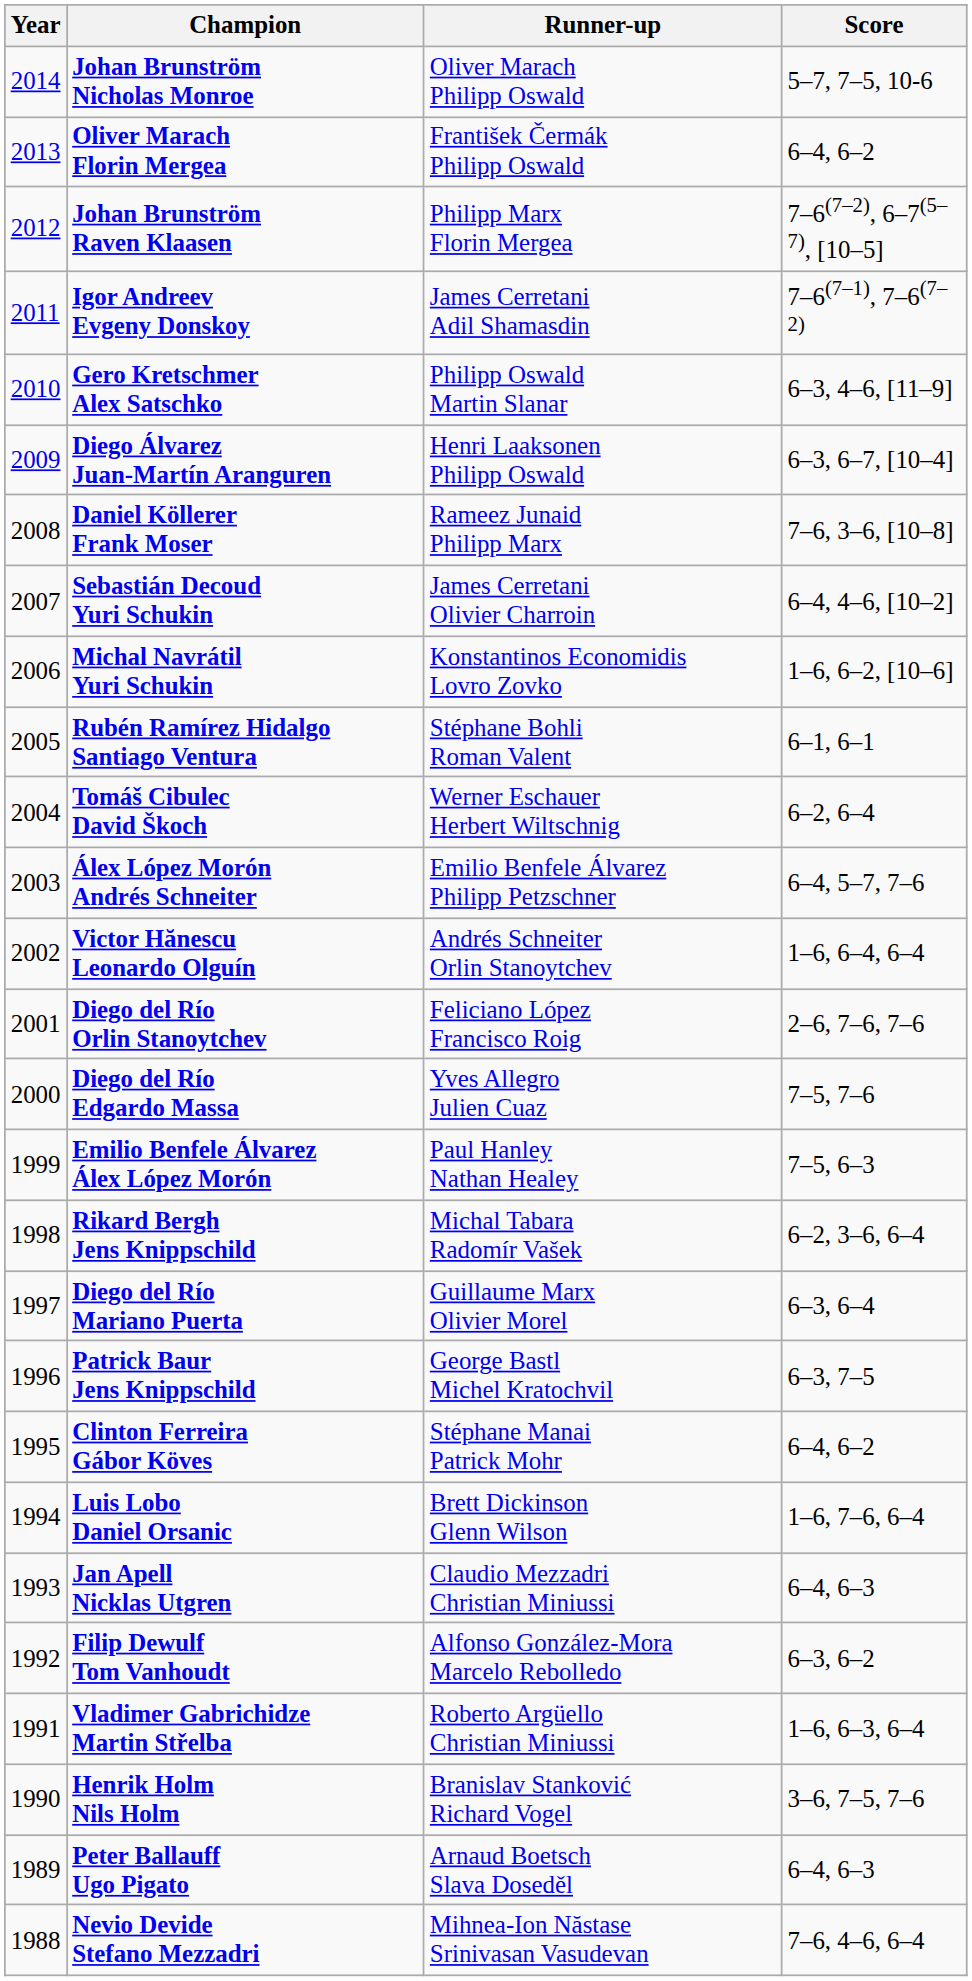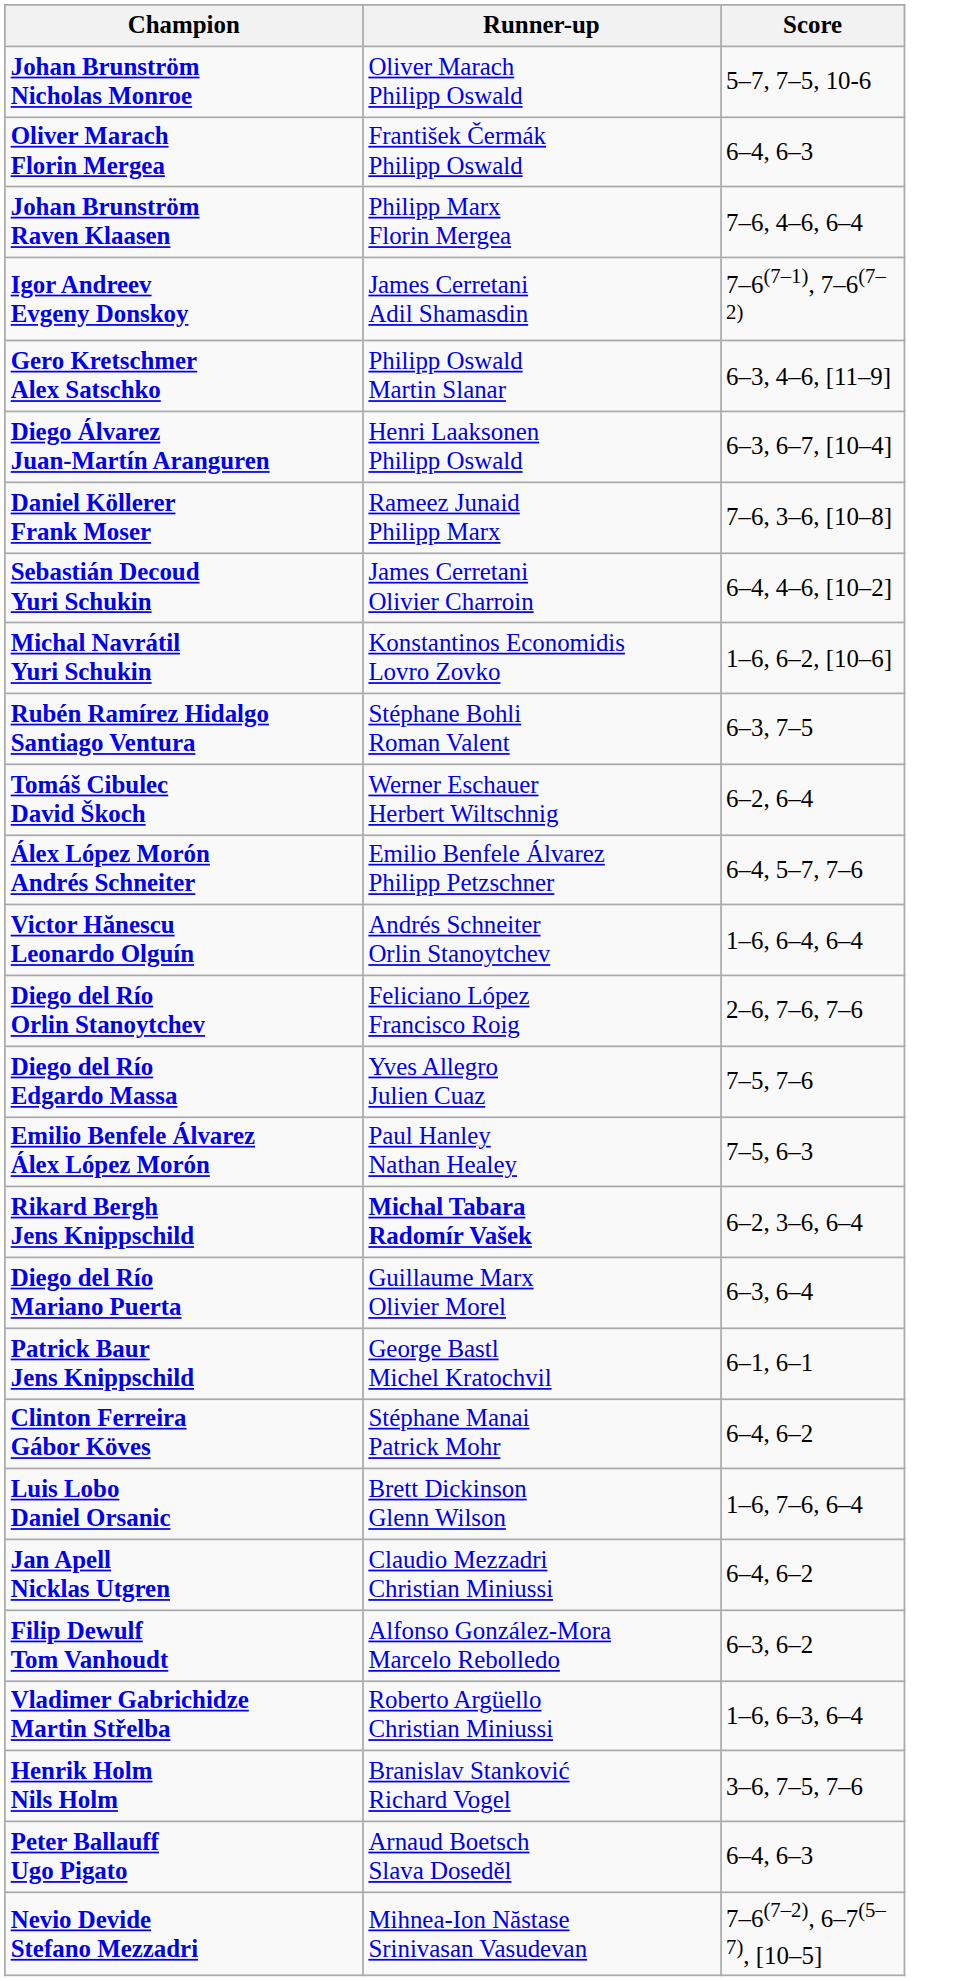- column: (36, 25)
(831, 151) 6–4, 6–2 -> (770, 151) 6–4, 6–3
(867, 228) 7–6(7–2), 6–7(5–7), [10–5] -> (795, 222) 7–6, 4–6, 6–4
(831, 741) 6–1, 6–1 -> (770, 728) 6–3, 7–5
(506, 1235) normal -> (450, 1222) bold
(831, 1376) 6–3, 7–5 -> (770, 1363) 6–1, 6–1
(831, 1587) 6–4, 6–3 -> (770, 1574) 6–4, 6–2
(856, 1940) 7–6, 4–6, 6–4 -> (806, 1933) 7–6(7–2), 6–7(5–7), [10–5]
